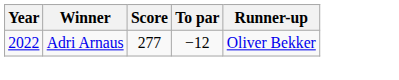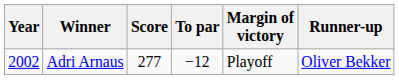+ column: (260, 26)
(24, 43) 2022 -> (24, 61) 2002
